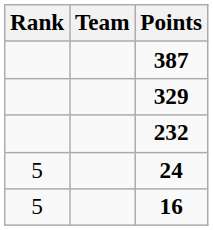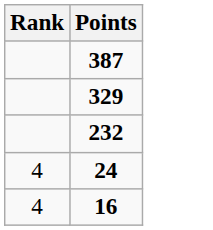- column: (102, 22)
(37, 170) 5 -> (37, 170) 4
(37, 206) 5 -> (37, 206) 4
